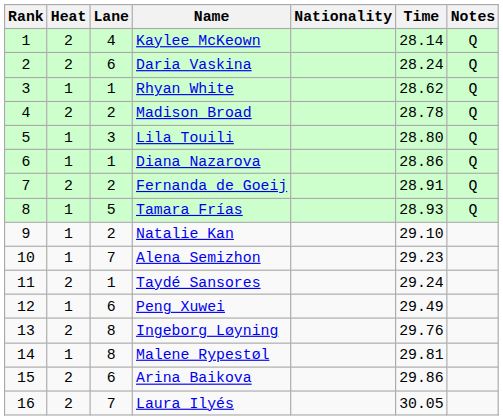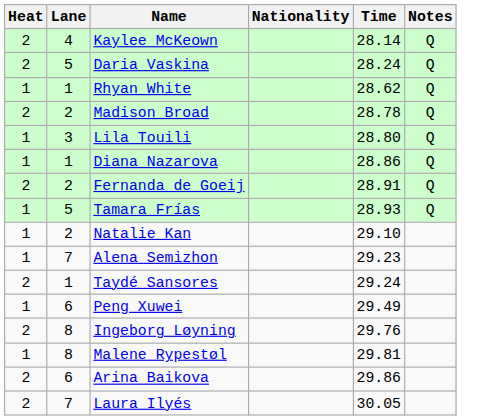- column: (26, 17)
(111, 65) 6 -> (69, 65) 5
